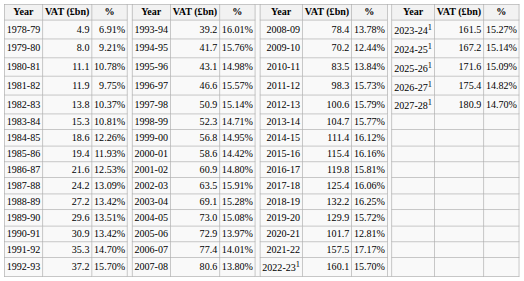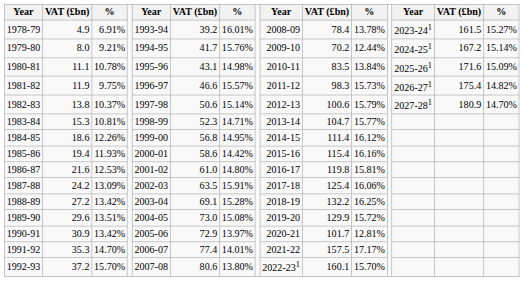(208, 104) 50.9 -> (208, 104) 50.6
(208, 170) 60.9 -> (208, 170) 61.0
